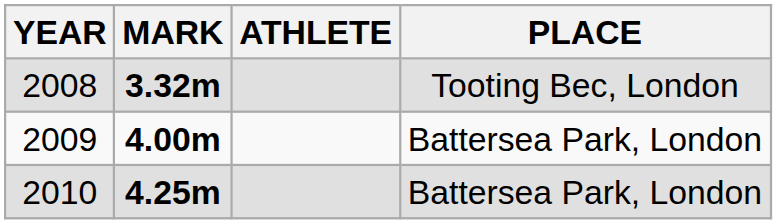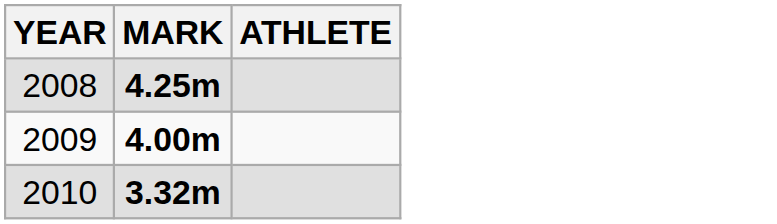- column: (585, 32)
(173, 85) 3.32m -> (173, 85) 4.25m
(173, 192) 4.25m -> (173, 192) 3.32m
